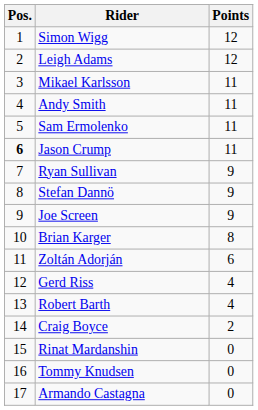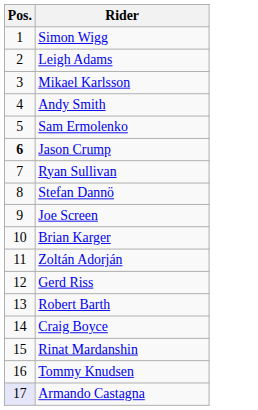- column: (231, 15)
(20, 393) no background -> (20, 393) lavender background
